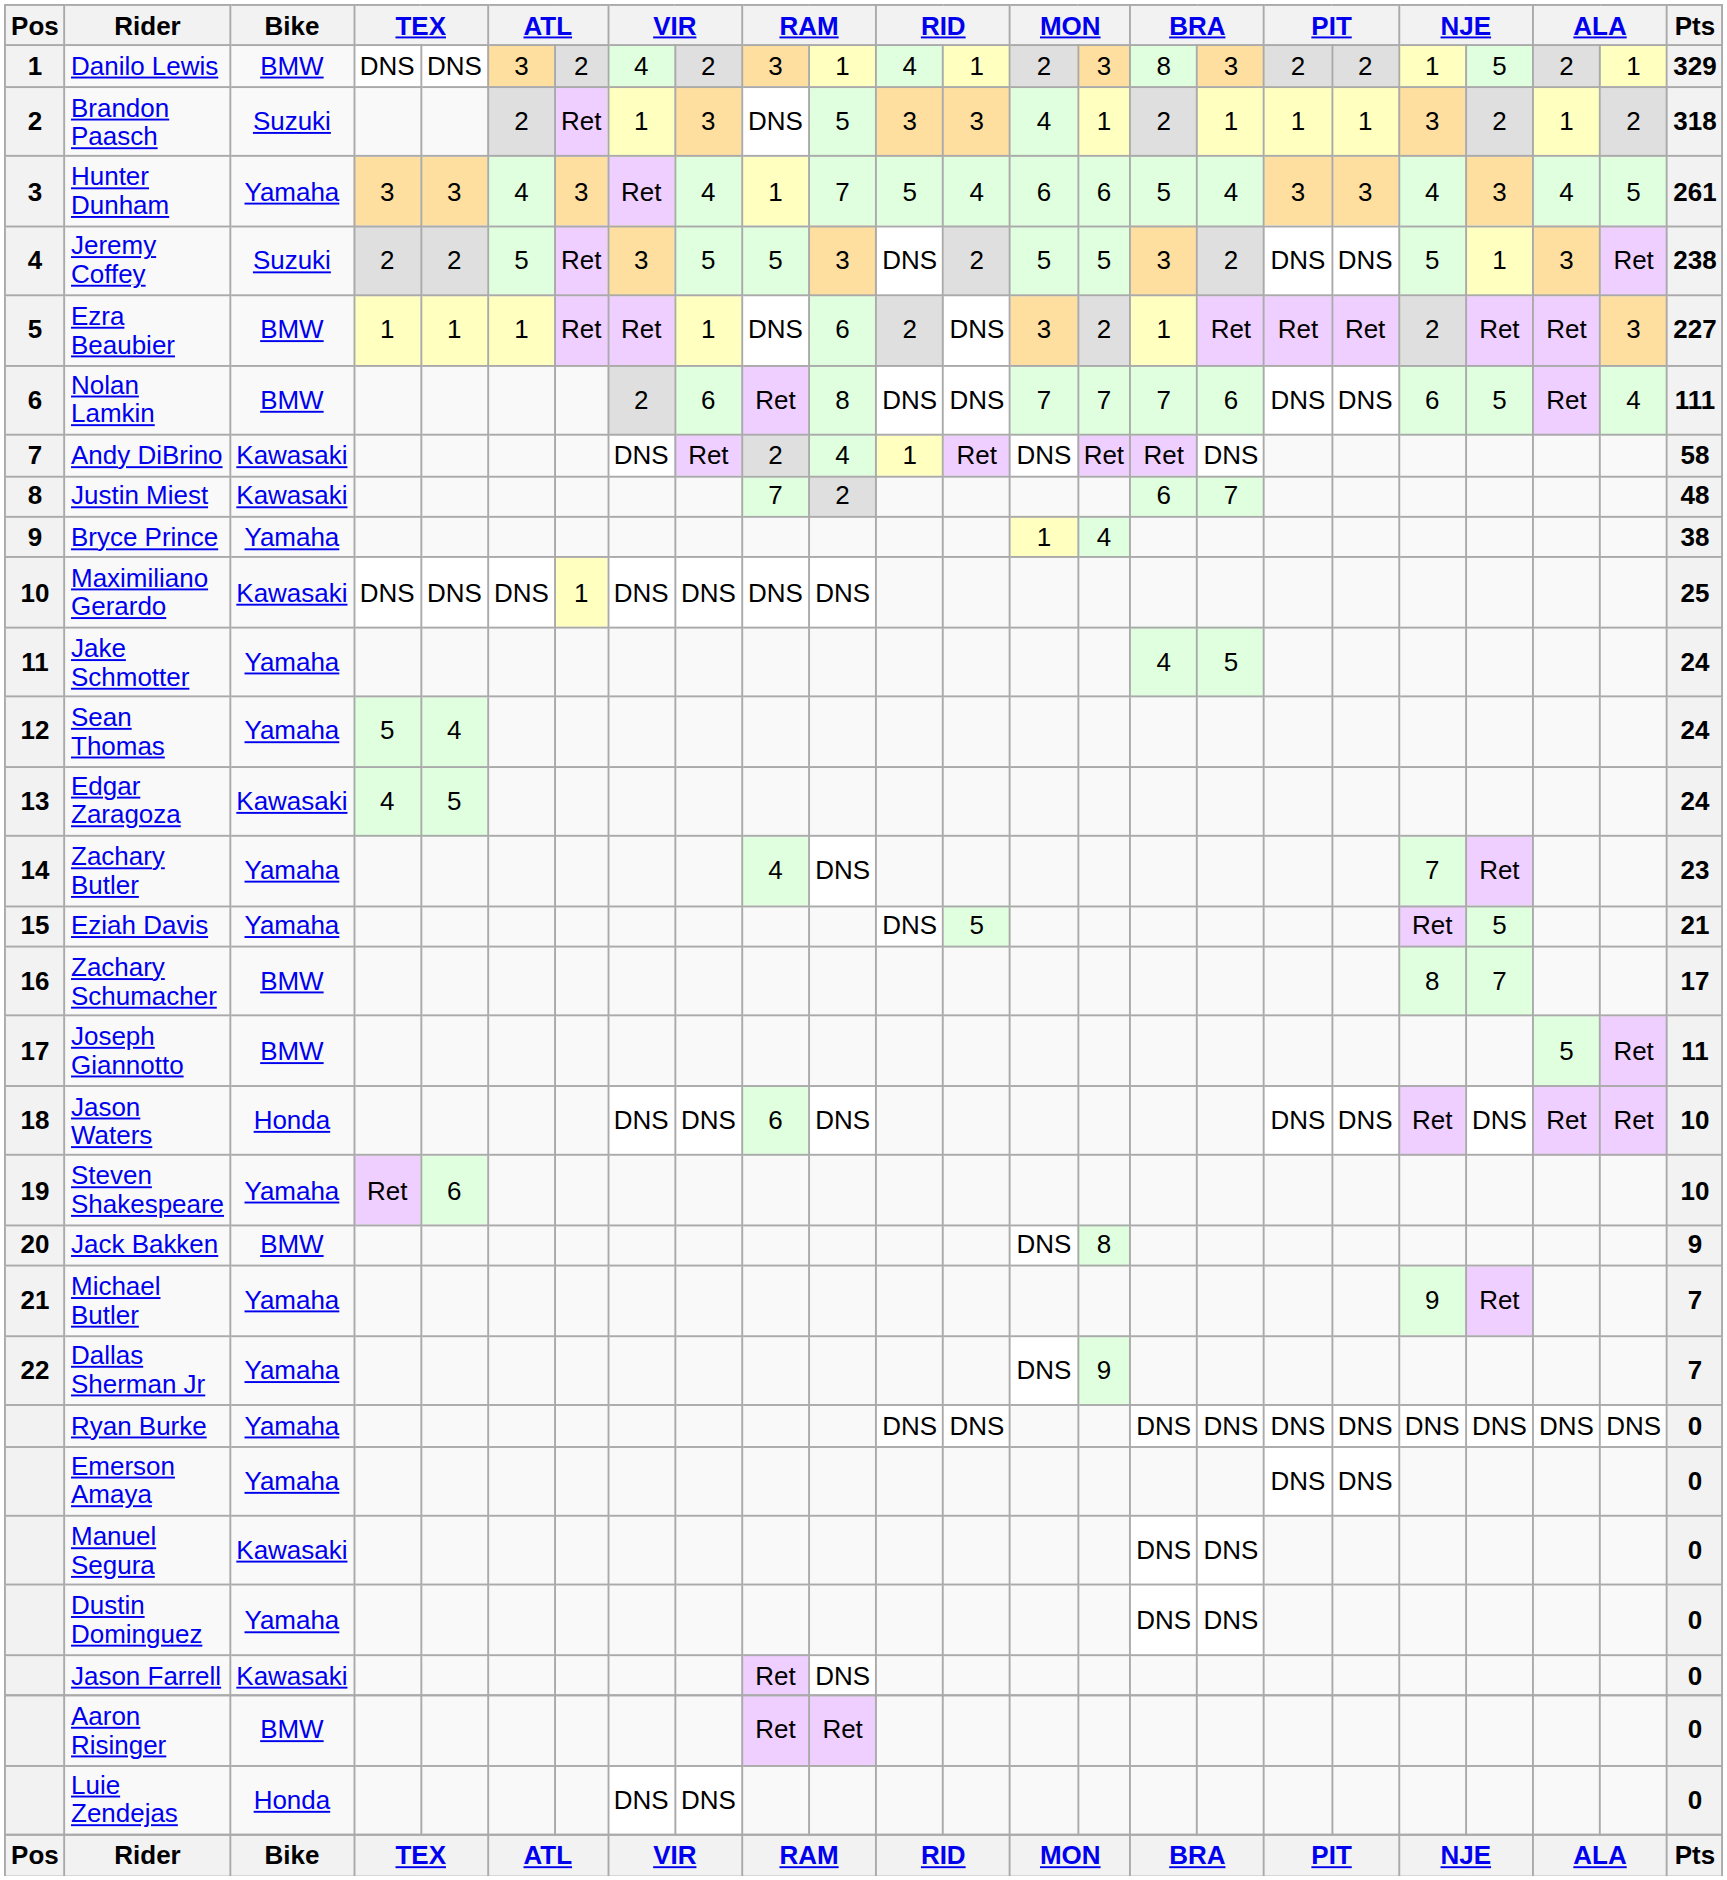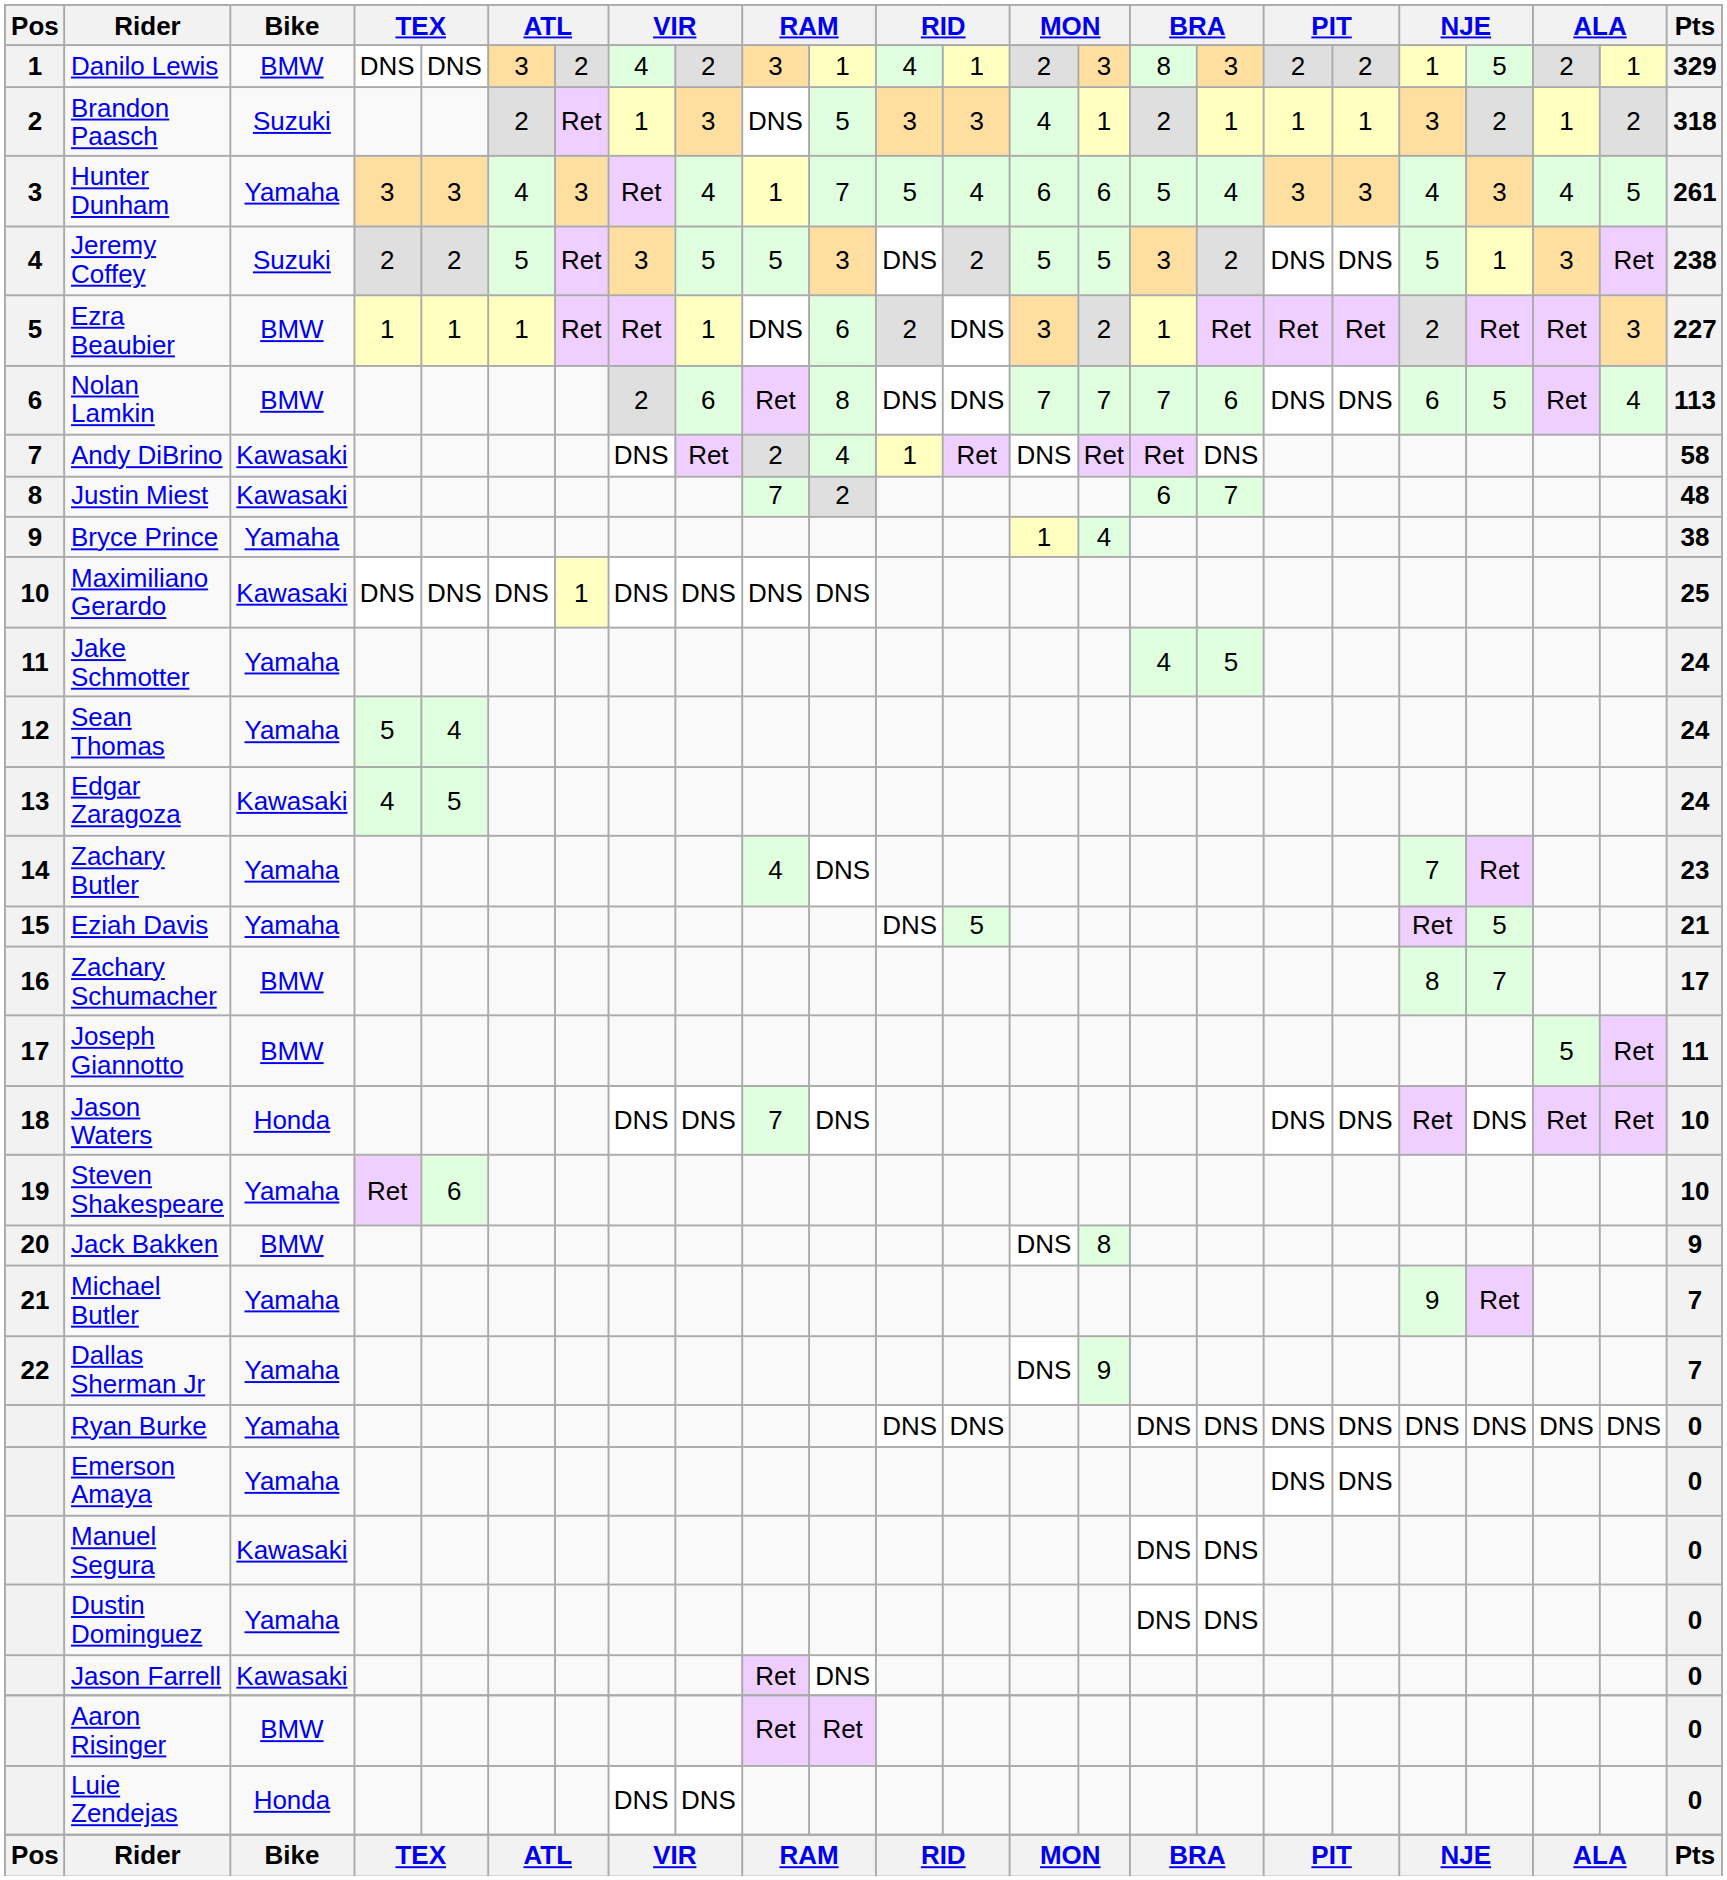(1695, 400) 111 -> (1695, 400) 113
(775, 1120) 6 -> (775, 1120) 7
